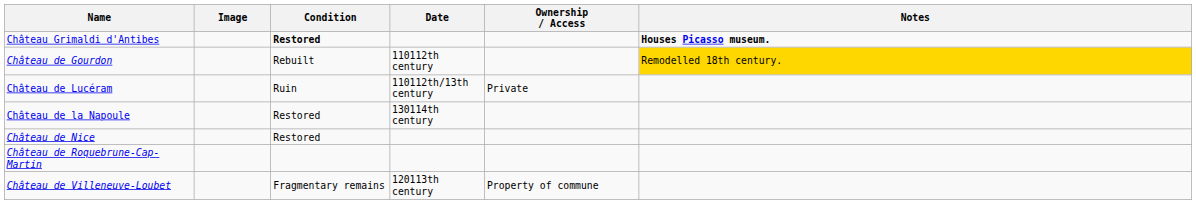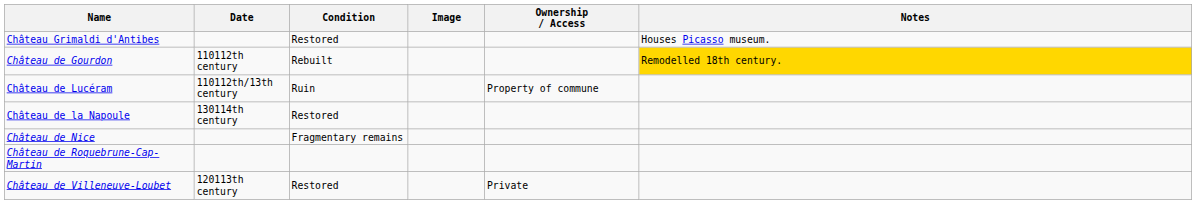columns swapped: (437, 18) <-> (233, 18)
(297, 39) bold -> (315, 39) normal
(706, 39) bold -> (706, 39) normal
(508, 88) Private -> (543, 88) Property of commune
(297, 137) Restored -> (347, 137) Fragmentary remains
(329, 185) Fragmentary remains -> (315, 185) Restored
(543, 185) Property of commune -> (508, 185) Private
